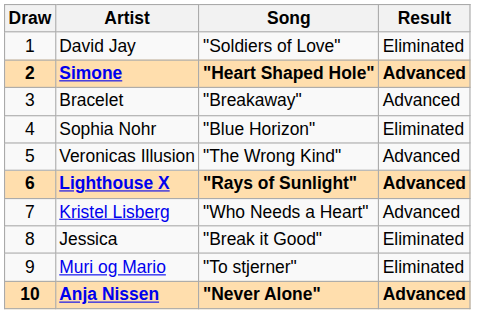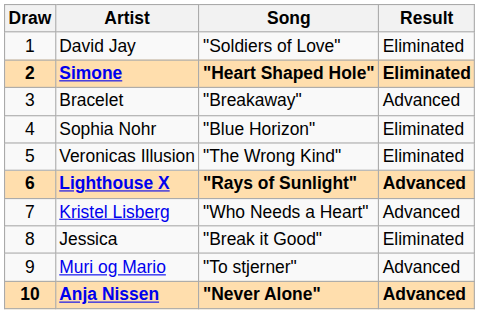(424, 73) Advanced -> (427, 73) Eliminated
(421, 156) Advanced -> (423, 156) Eliminated
(423, 267) Eliminated -> (421, 267) Advanced
